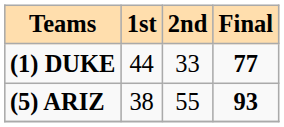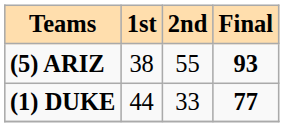rows swapped: (57, 102) <-> (63, 63)
